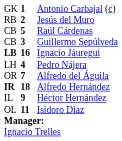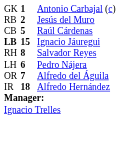- row: (77, 42)
(25, 53) 16 -> (25, 42) 15
+ row: (67, 53)
(23, 64) 4 -> (23, 64) 6
(9, 87) bold -> (9, 87) normal
- row: (72, 98)
- row: (61, 109)
